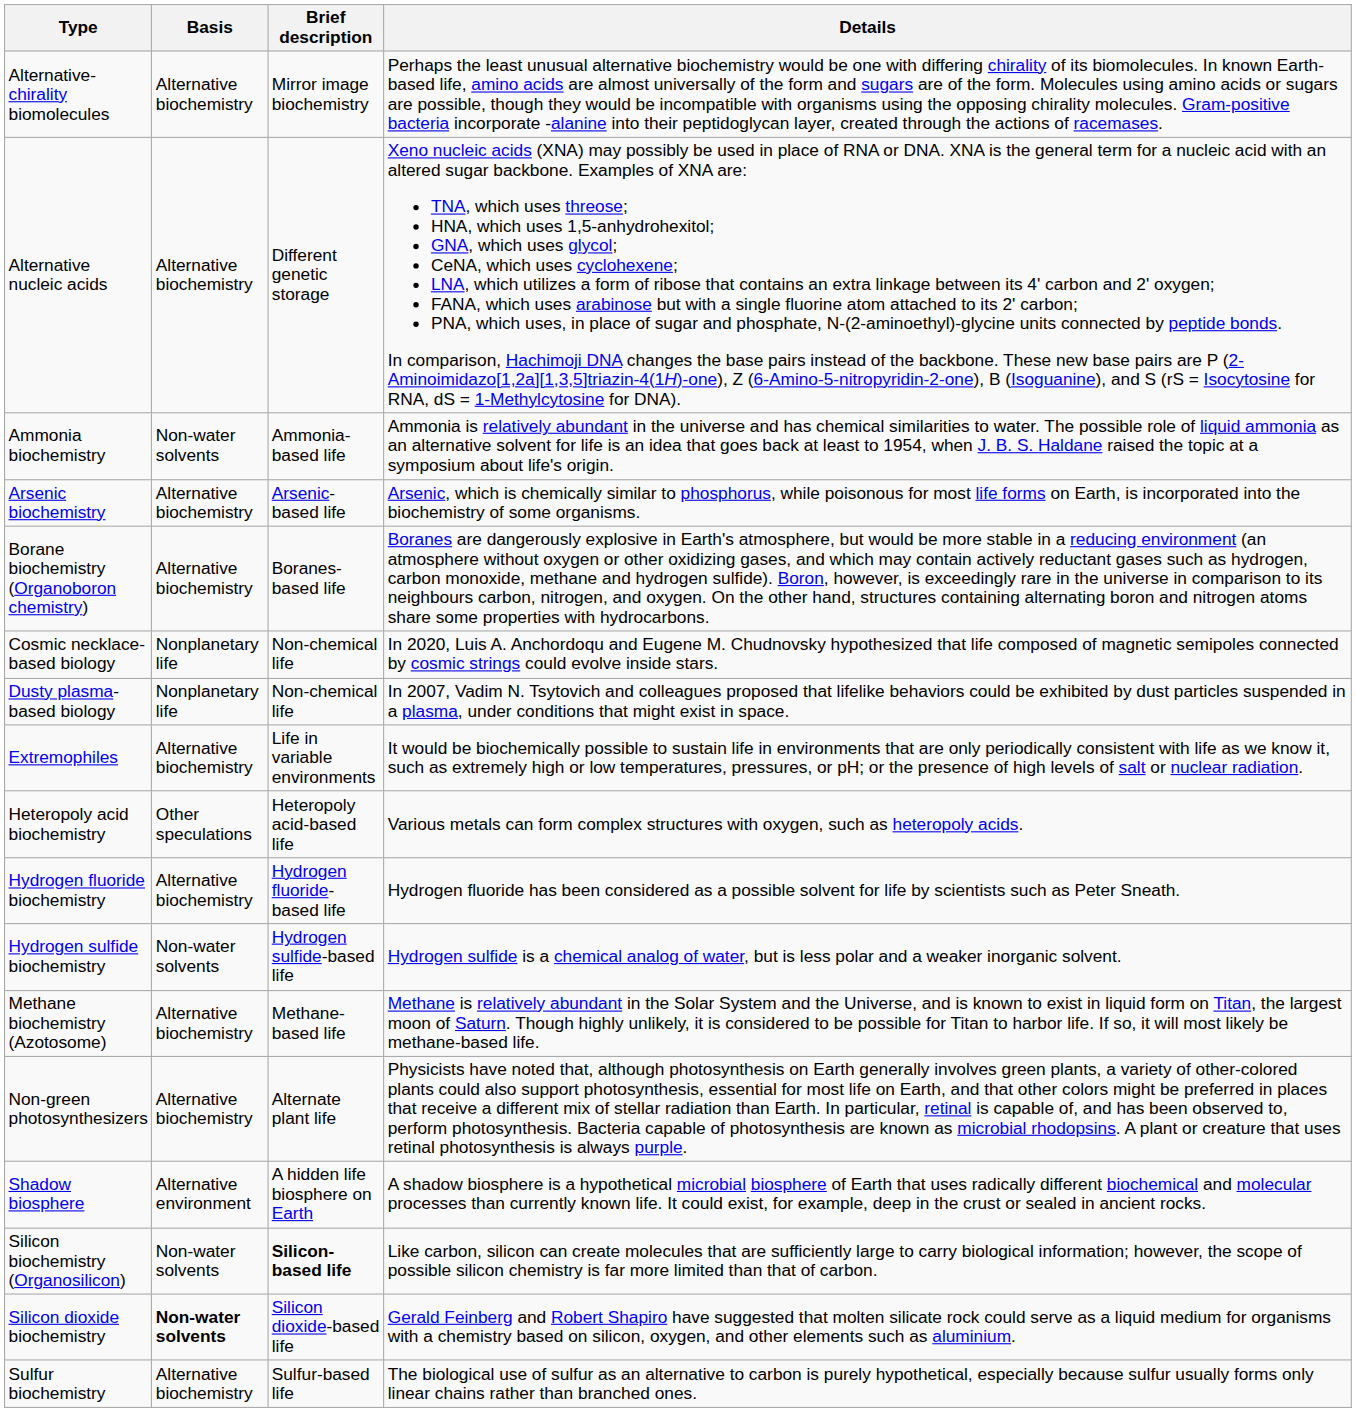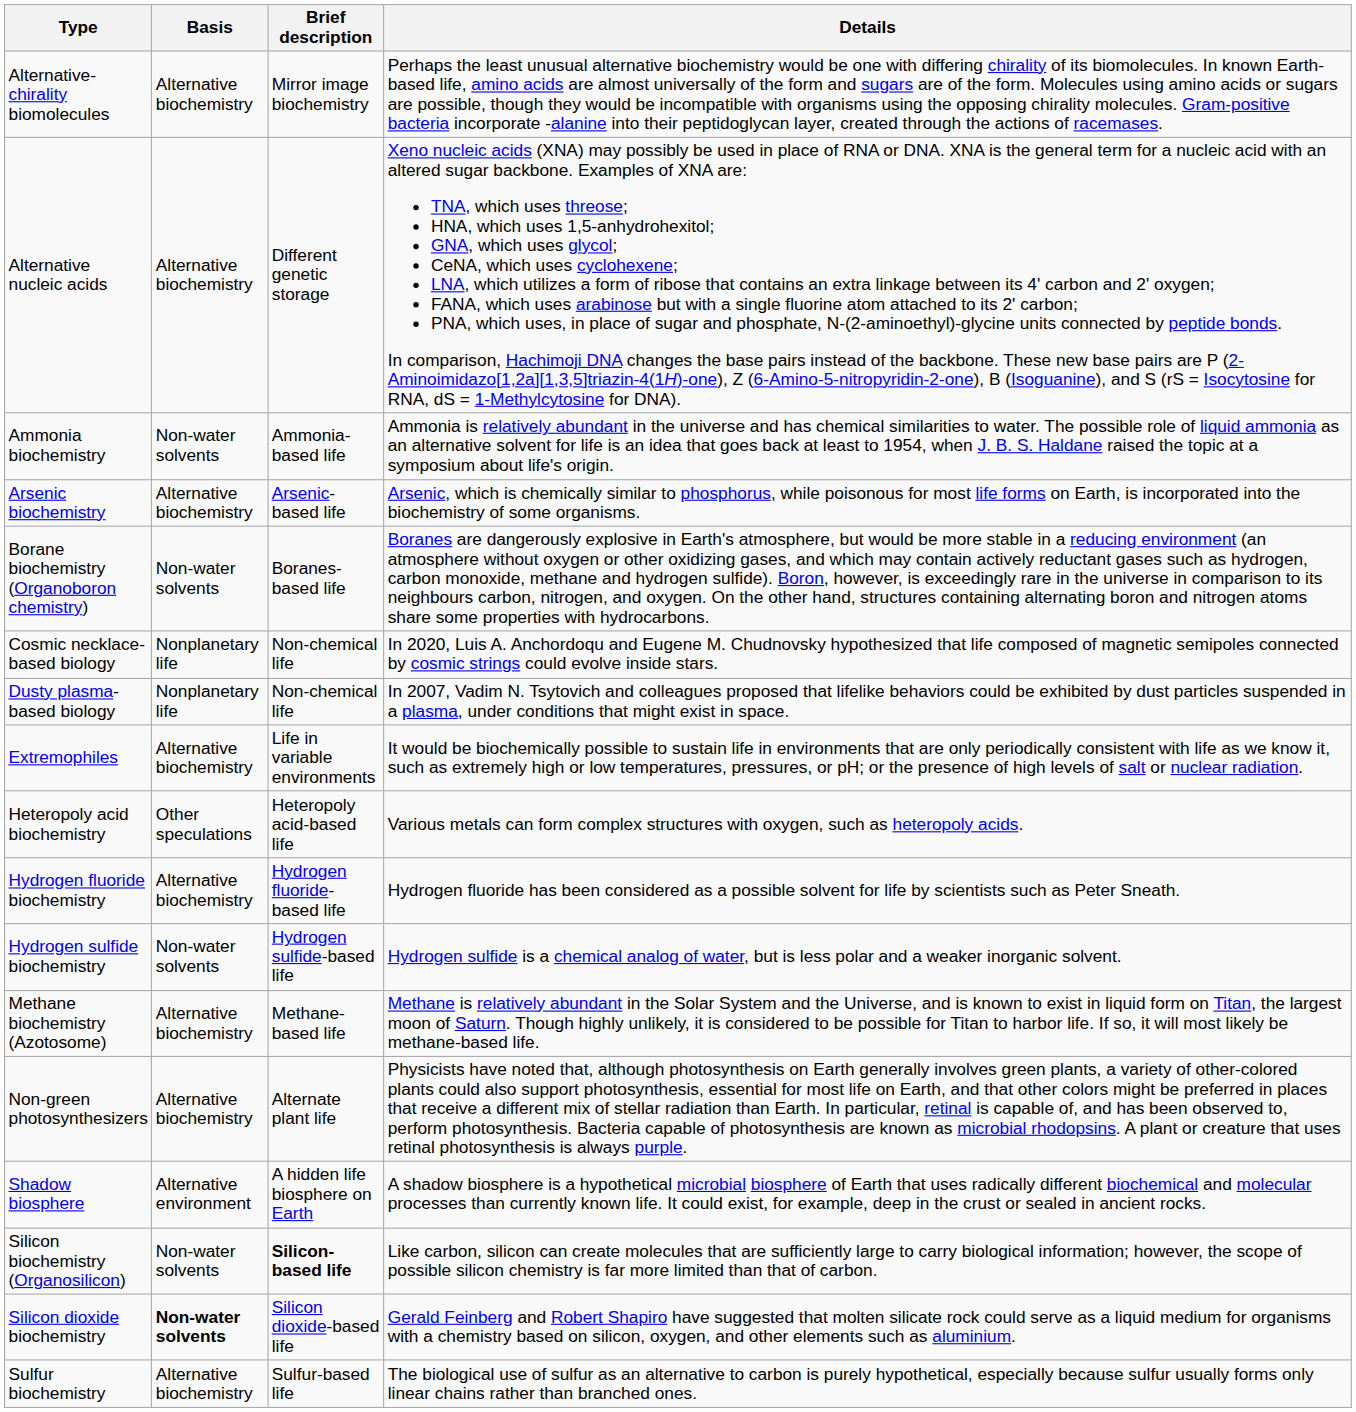(204, 578) Alternative biochemistry -> (196, 578) Non-water solvents
